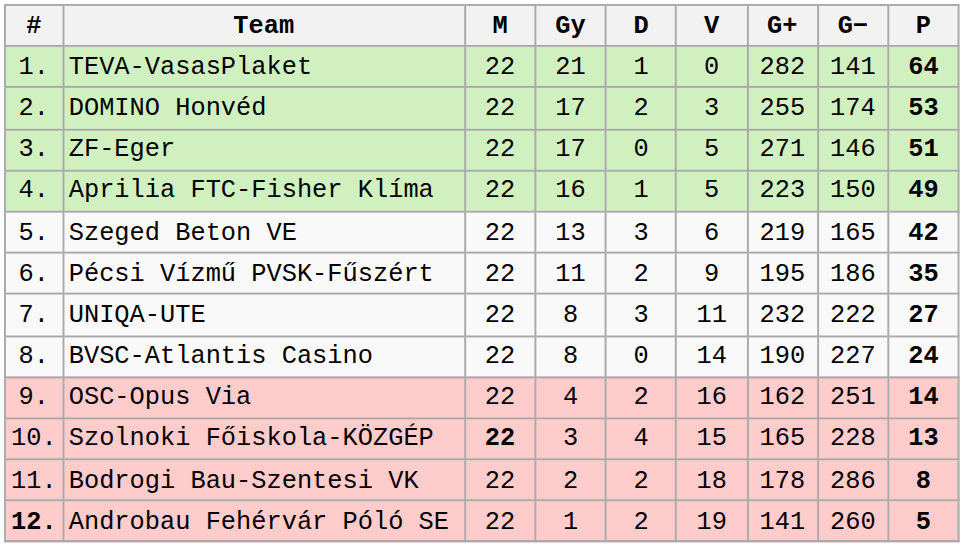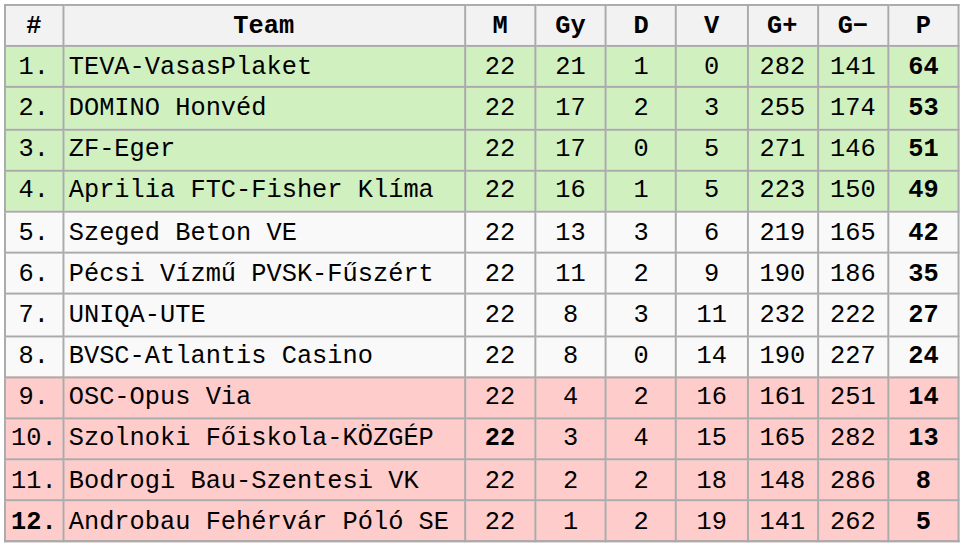(782, 274) 195 -> (782, 274) 190
(782, 397) 162 -> (782, 397) 161
(853, 439) 228 -> (853, 439) 282
(782, 480) 178 -> (782, 480) 148
(853, 521) 260 -> (853, 521) 262
